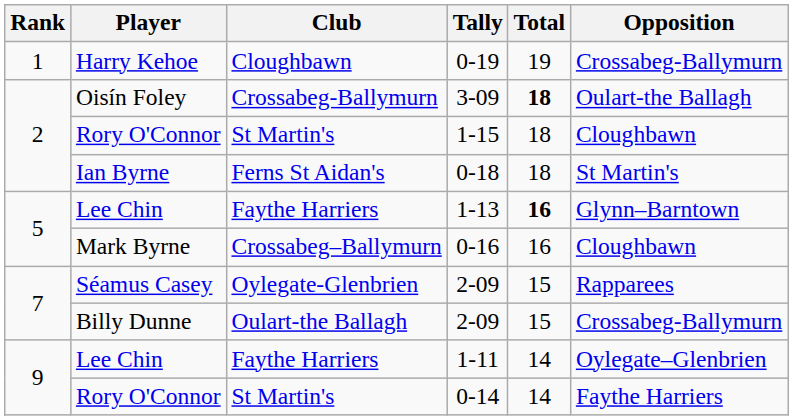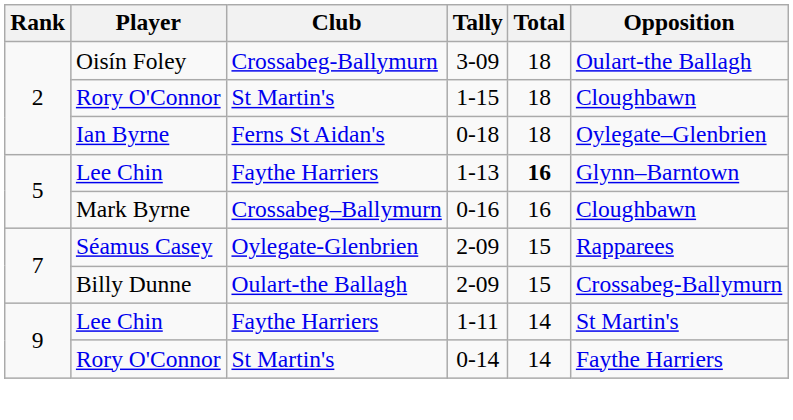- row: (137, 60)
(539, 97) bold -> (539, 60) normal
(627, 172) St Martin's -> (671, 135) Oylegate–Glenbrien
(671, 358) Oylegate–Glenbrien -> (627, 321) St Martin's
